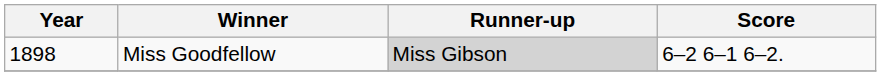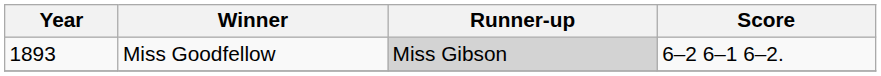(33, 53) 1898 -> (33, 53) 1893
